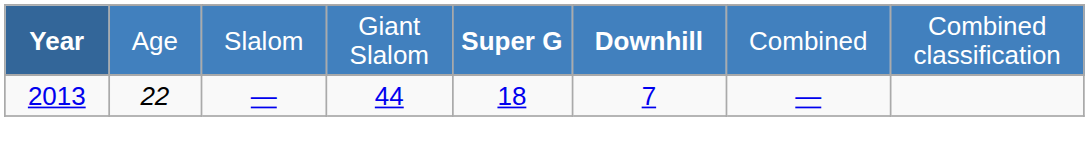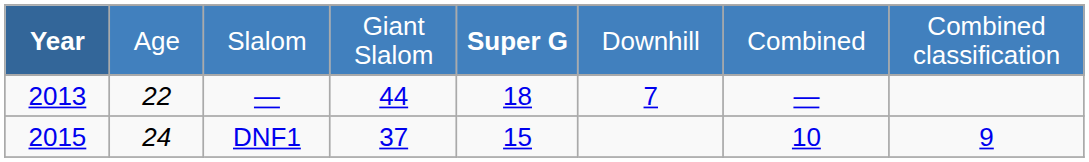(649, 40) bold -> (651, 40) normal
+ row: (267, 137)
